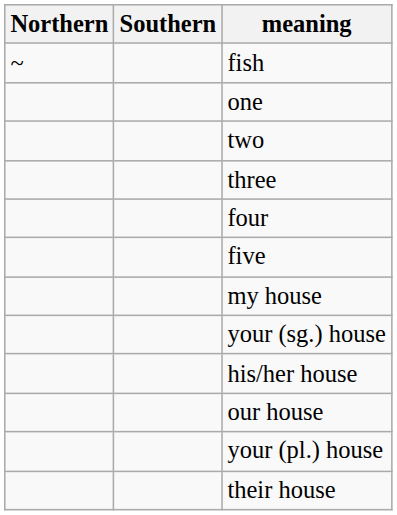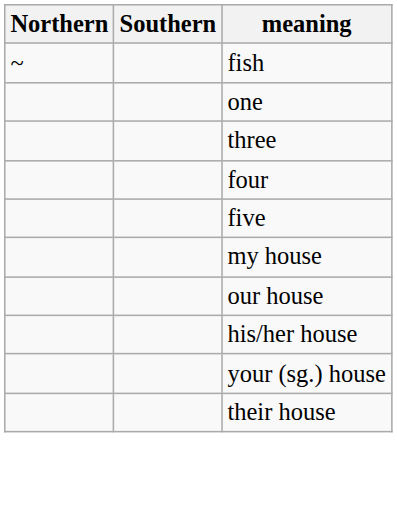- row: (246, 140)
rows swapped: (307, 334) <-> (275, 412)
- row: (305, 450)
